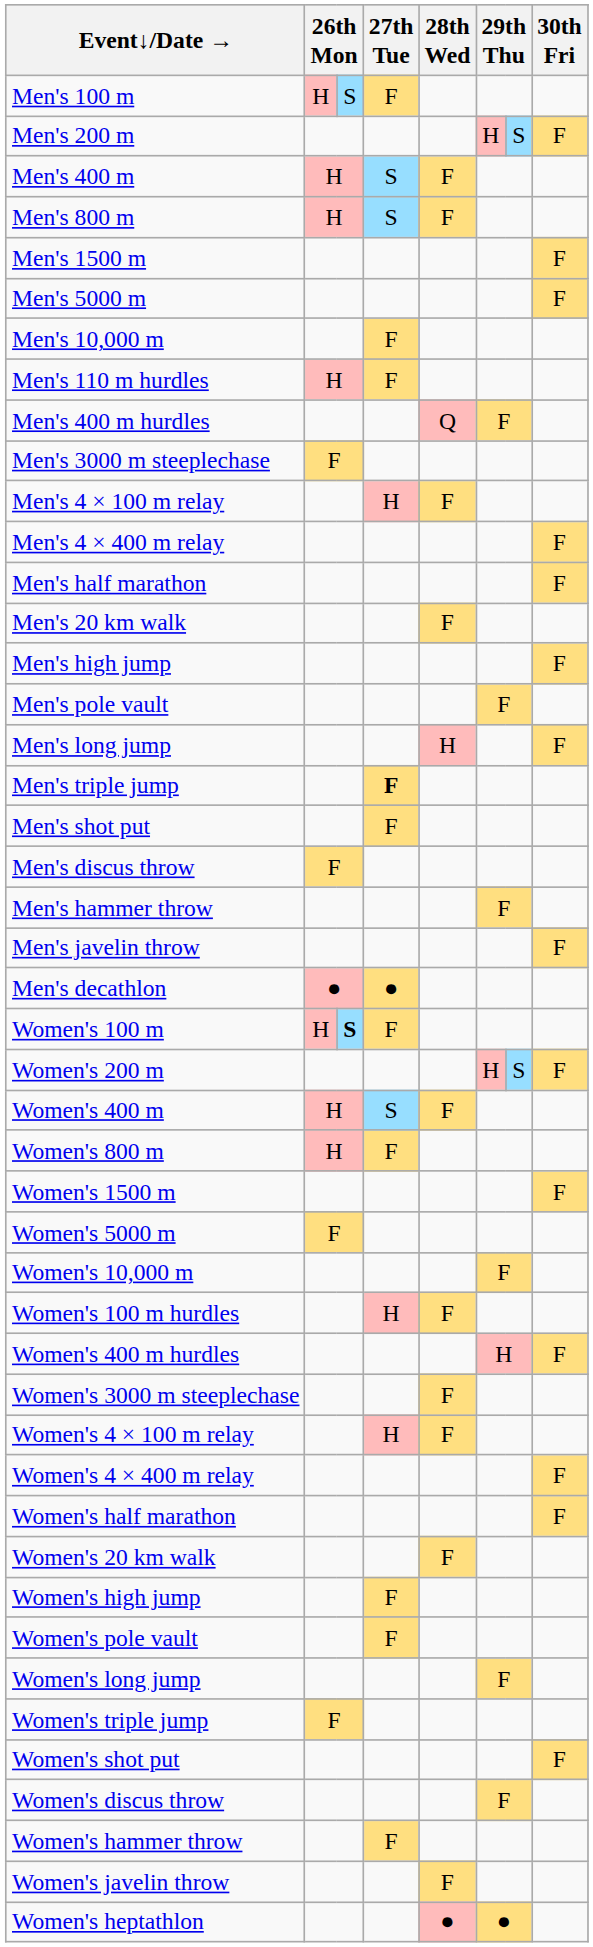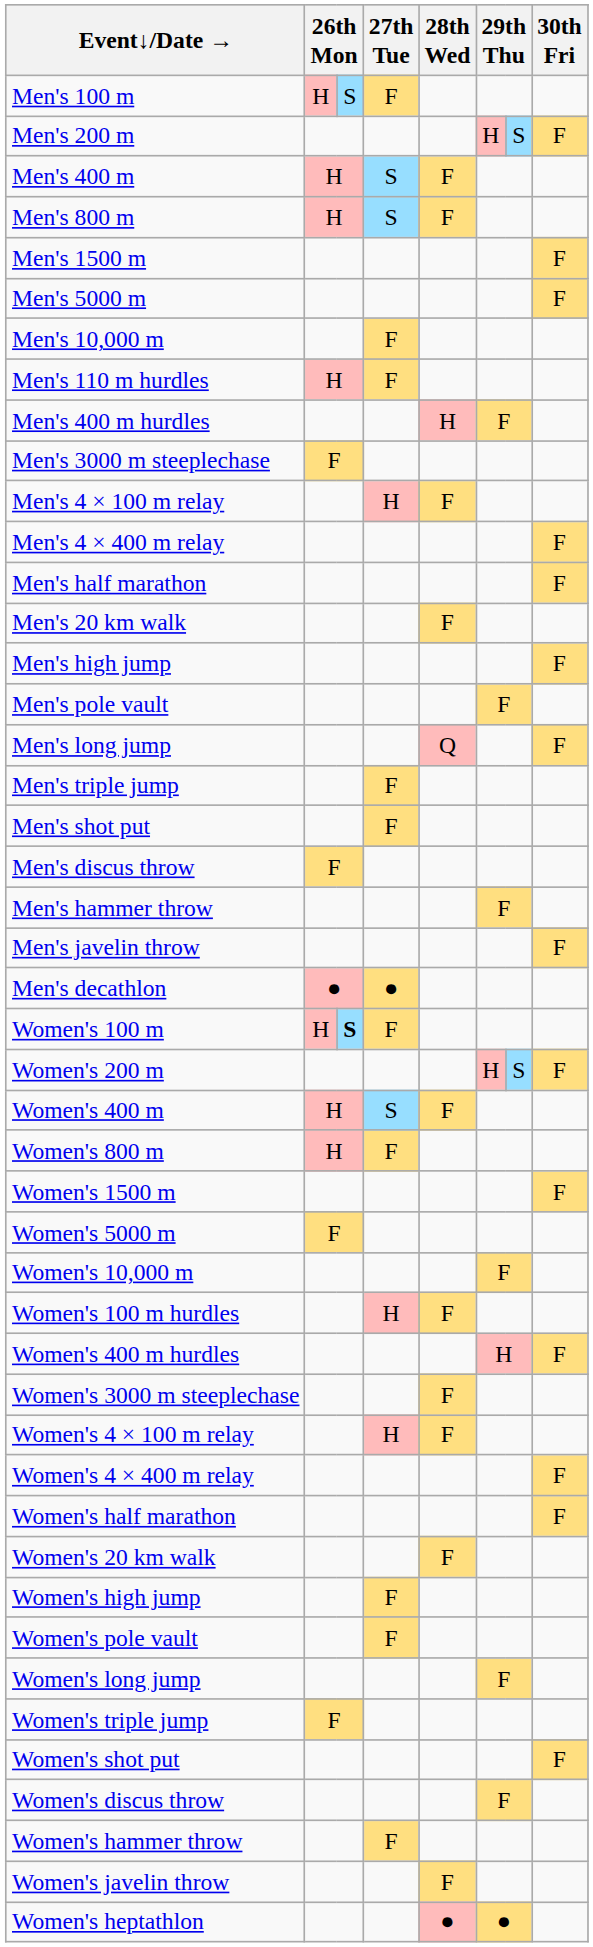(447, 420) Q -> (447, 420) H
(447, 745) H -> (447, 745) Q
(391, 785) bold -> (391, 785) normal
